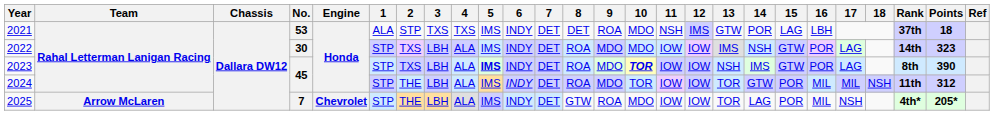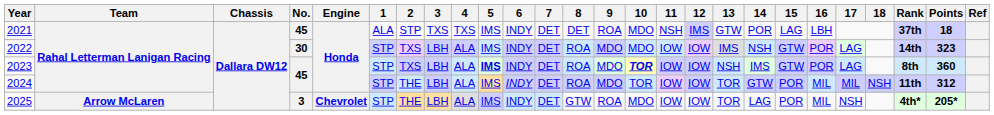(301, 30) 53 -> (301, 30) 45
(946, 66) 390 -> (946, 66) 360
(301, 101) 7 -> (301, 101) 3
